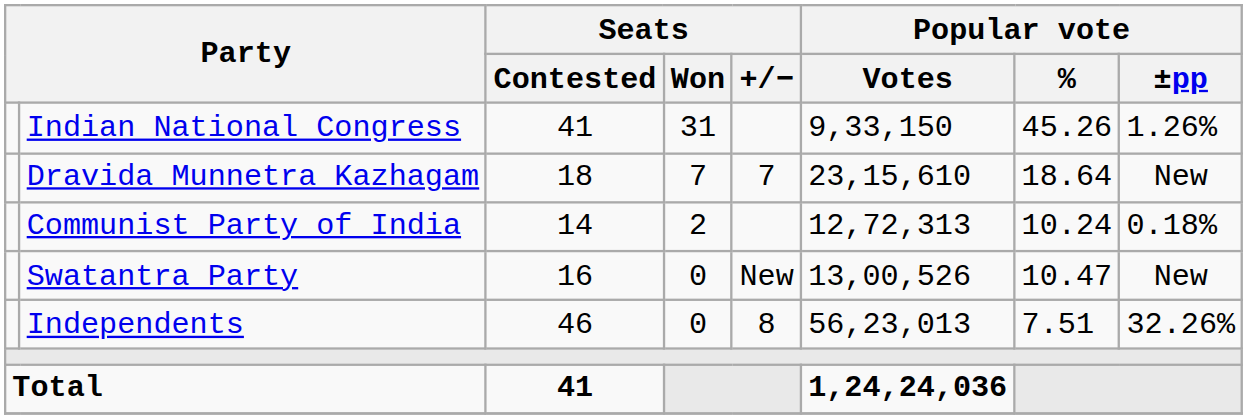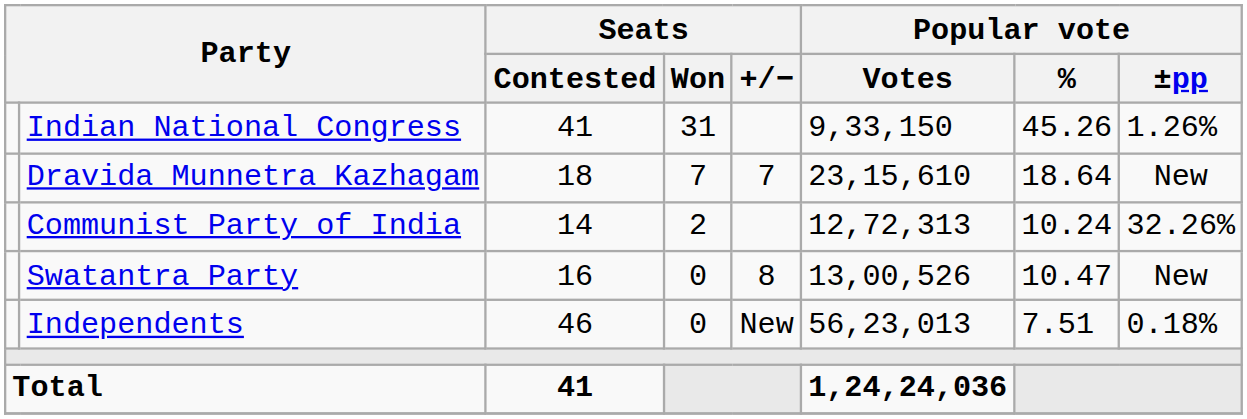(1172, 226) 0.18% -> (1181, 226) 32.26%
(767, 276) New -> (767, 276) 8
(767, 325) 8 -> (767, 325) New
(1181, 325) 32.26% -> (1172, 325) 0.18%
